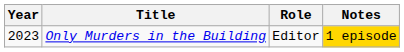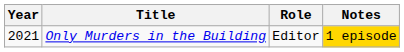(23, 37) 2023 -> (23, 37) 2021
